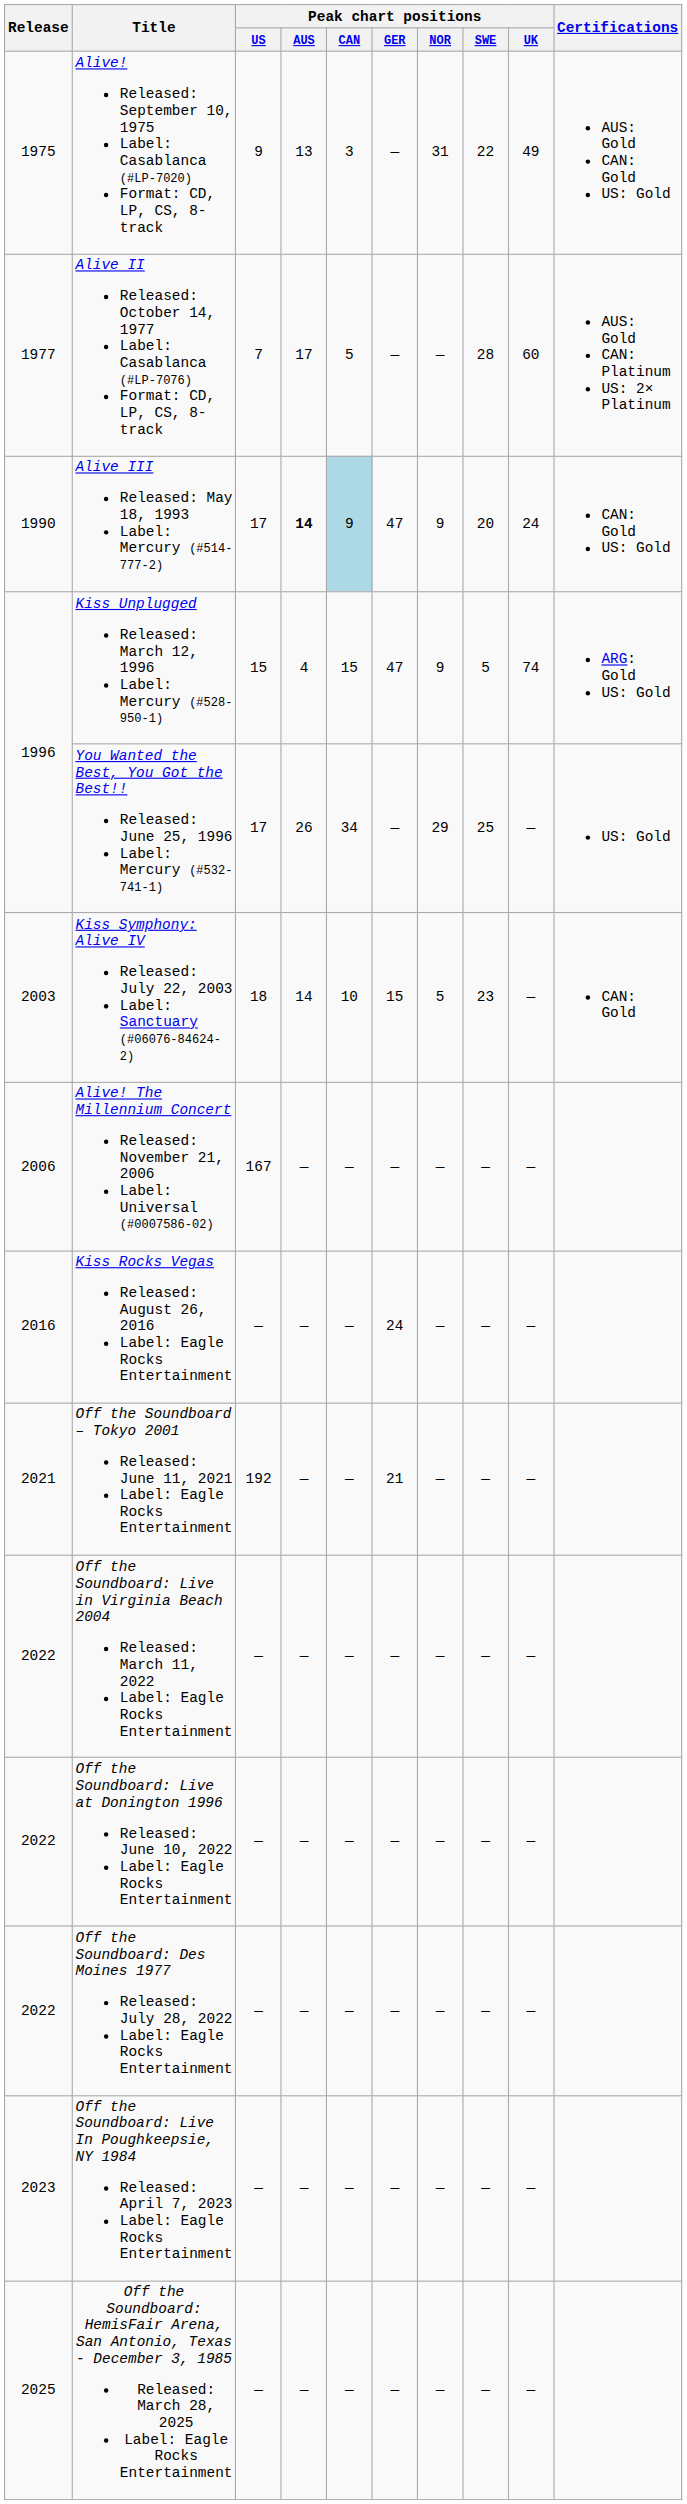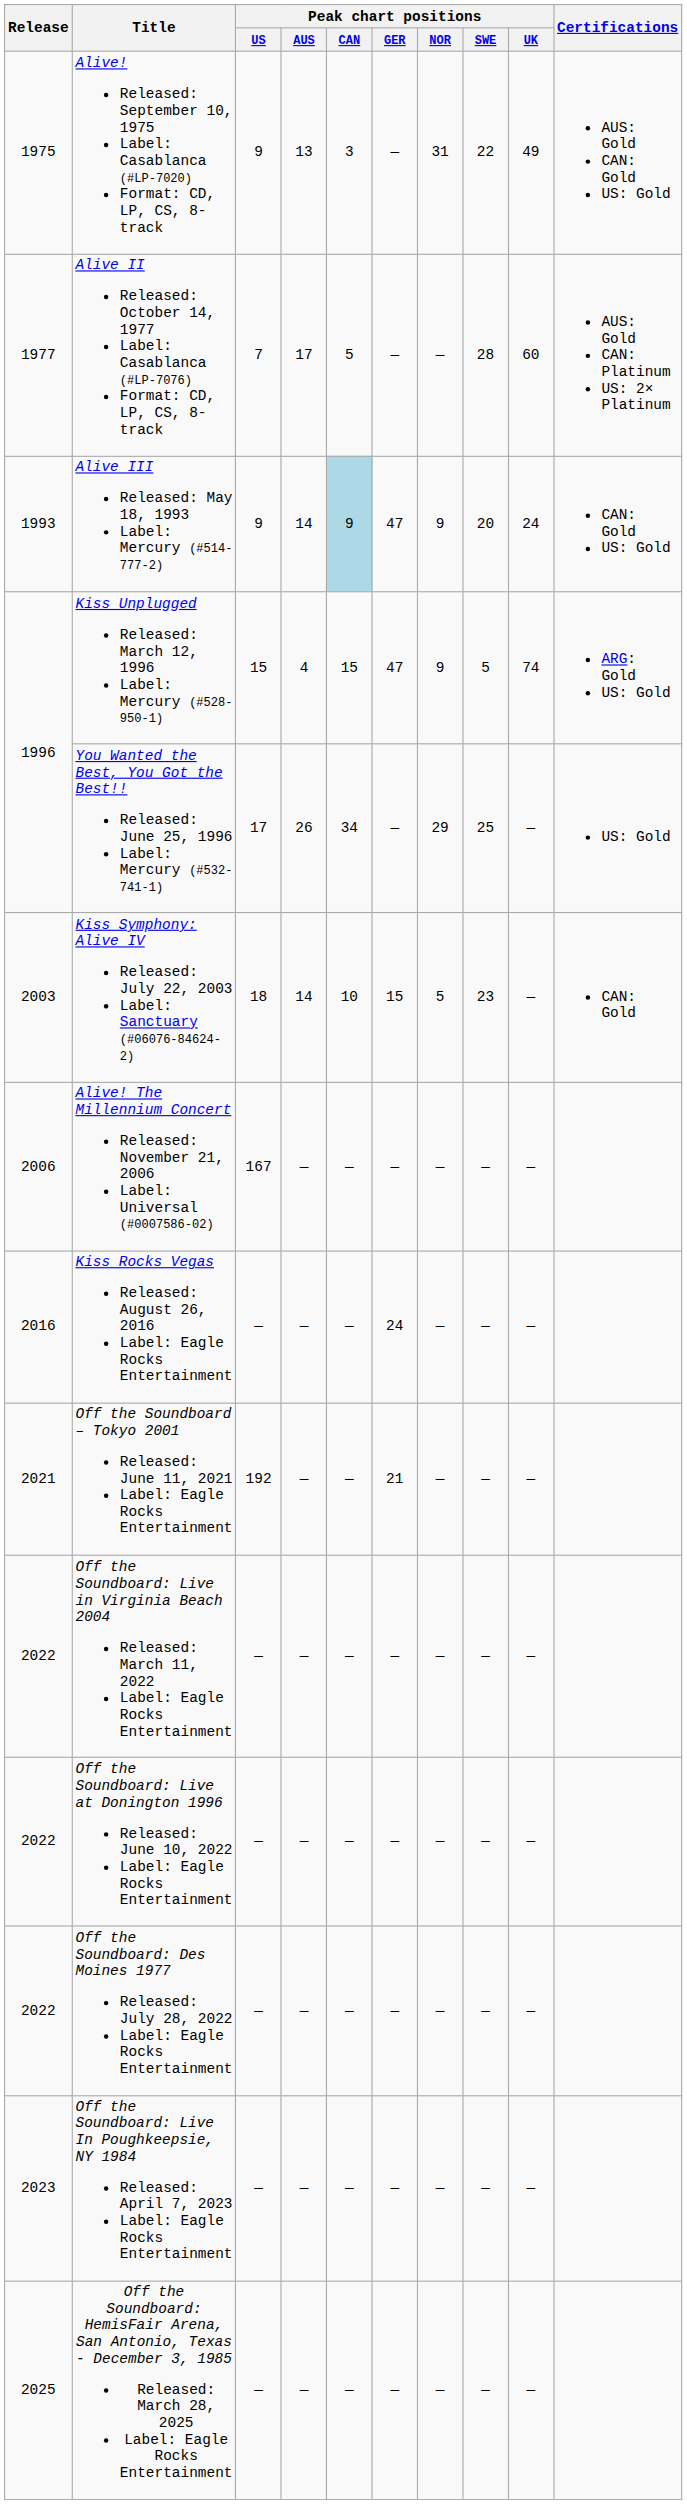(38, 524) 1990 -> (38, 524) 1993
(259, 524) 17 -> (259, 524) 9
(304, 524) bold -> (304, 524) normal
